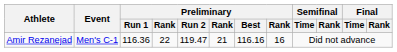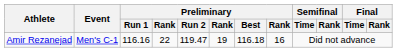(136, 40) 116.36 -> (136, 40) 116.16
(222, 40) 21 -> (222, 40) 19
(251, 40) 116.16 -> (251, 40) 116.18
